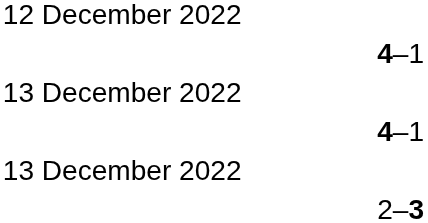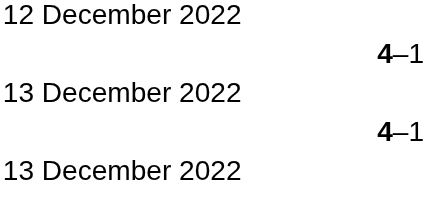- row: (149, 209)
